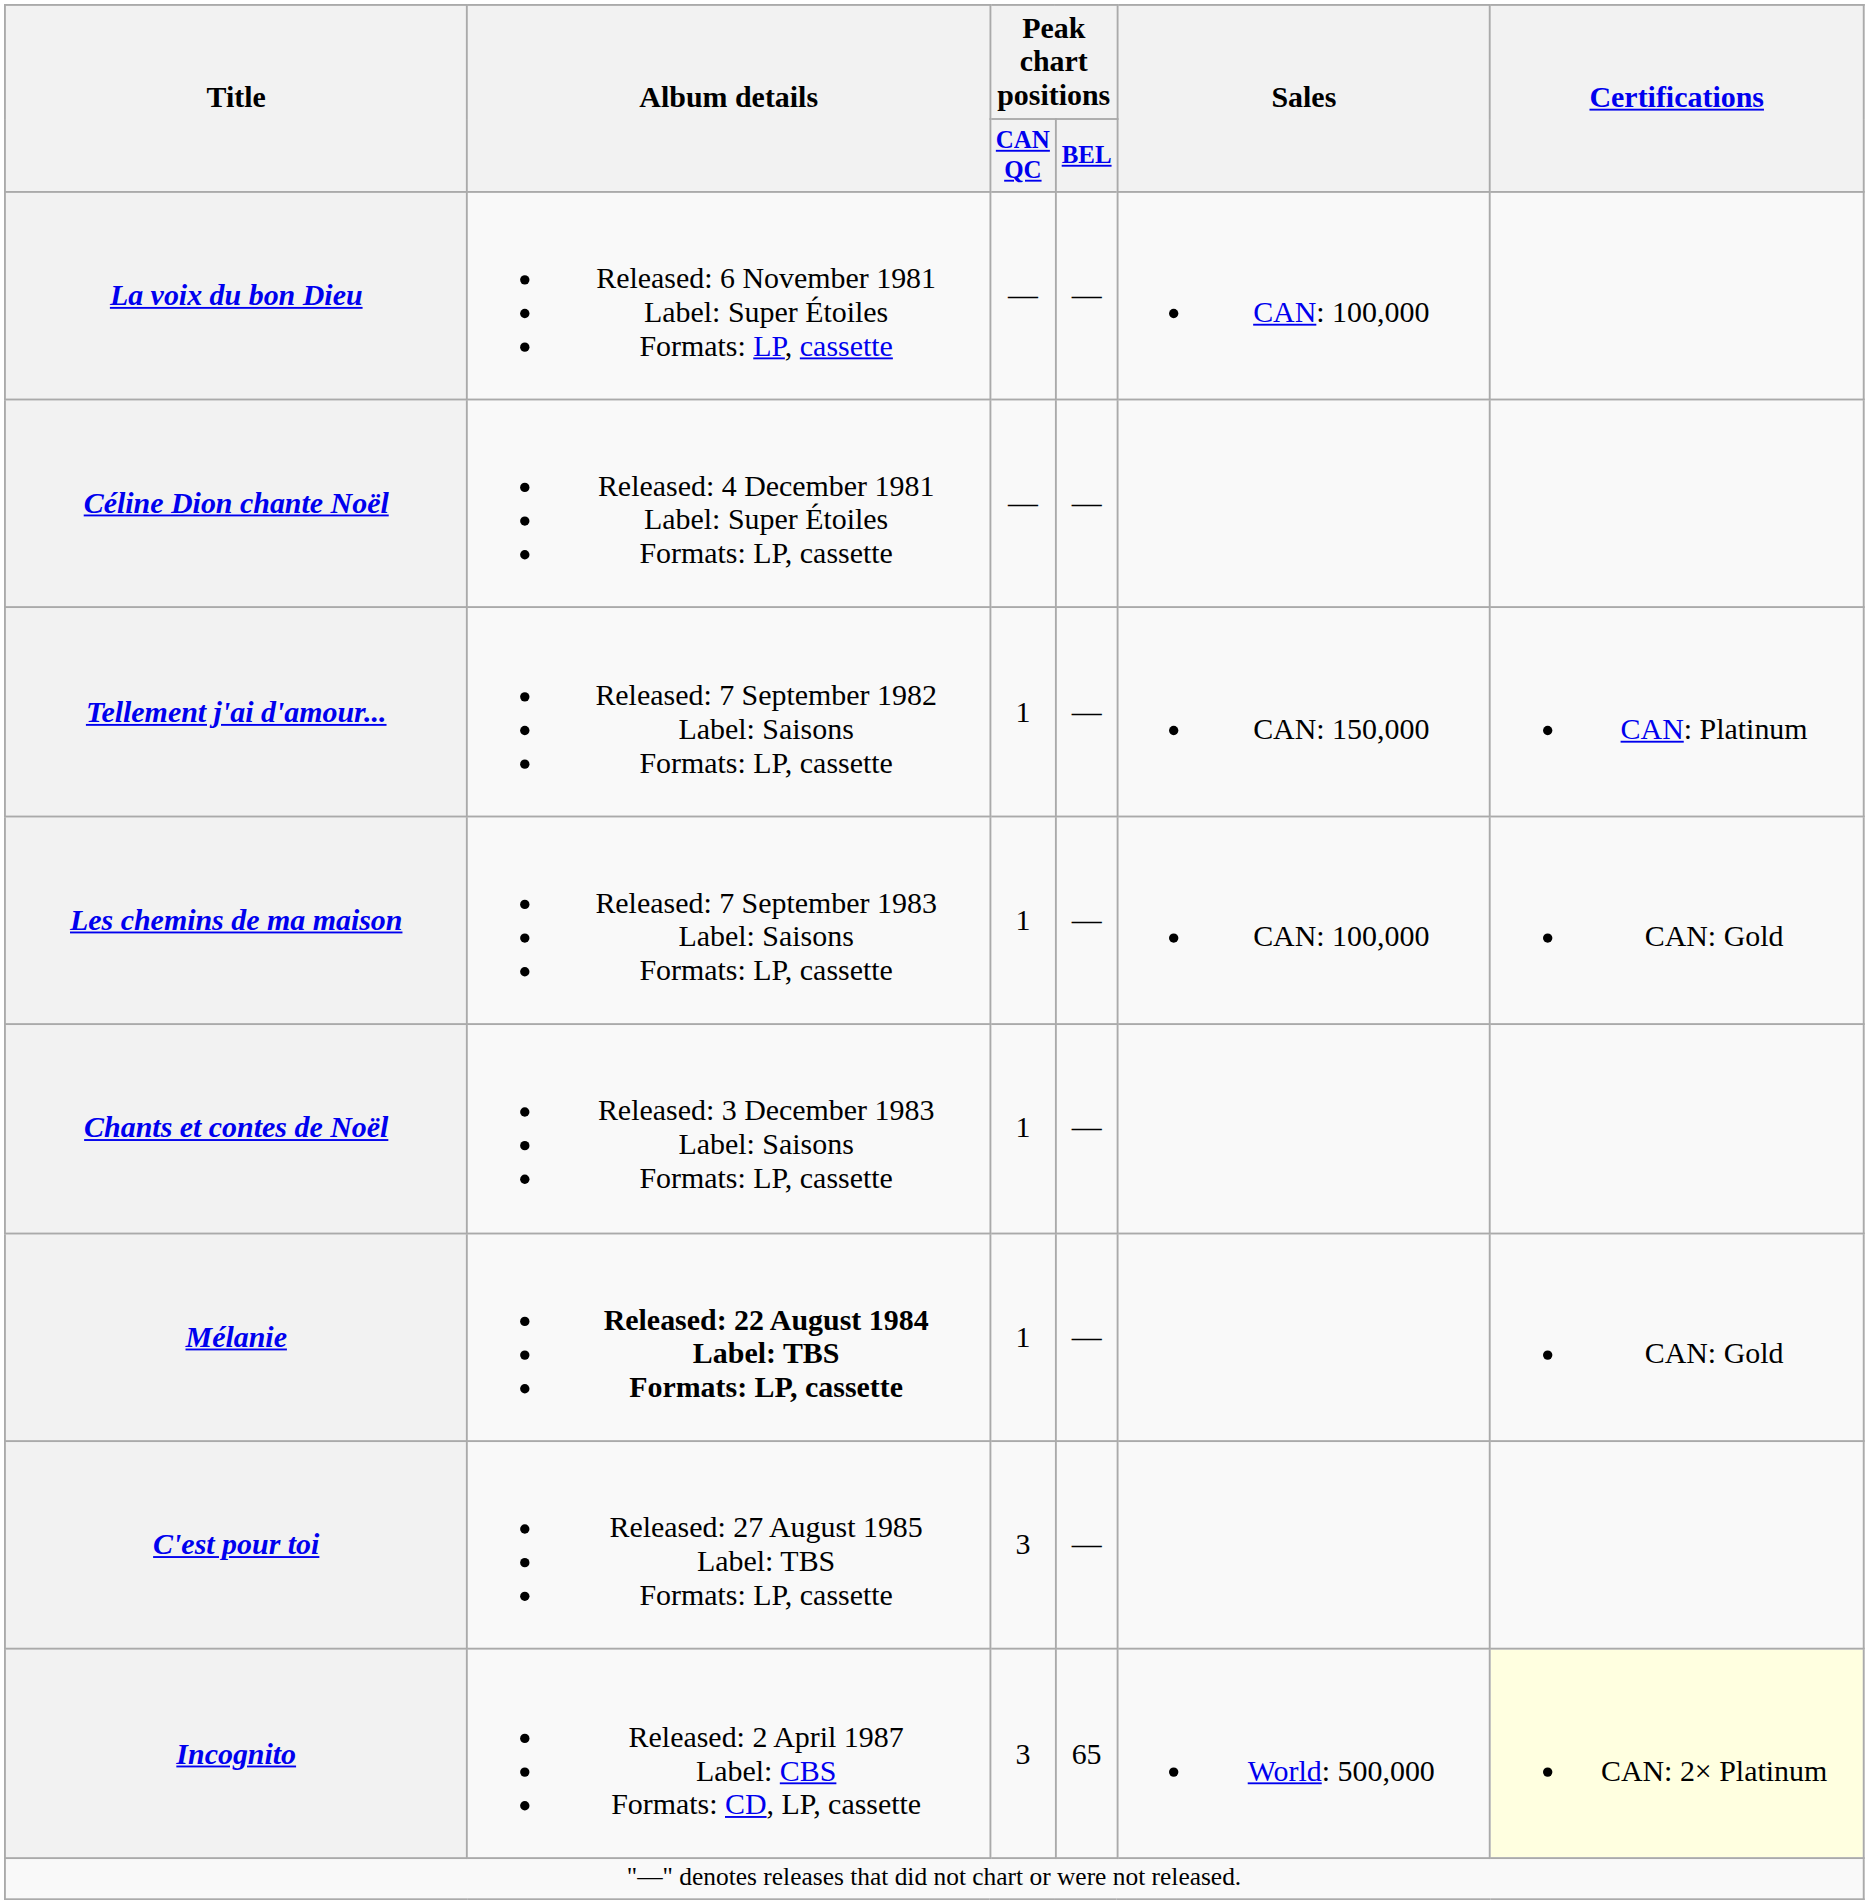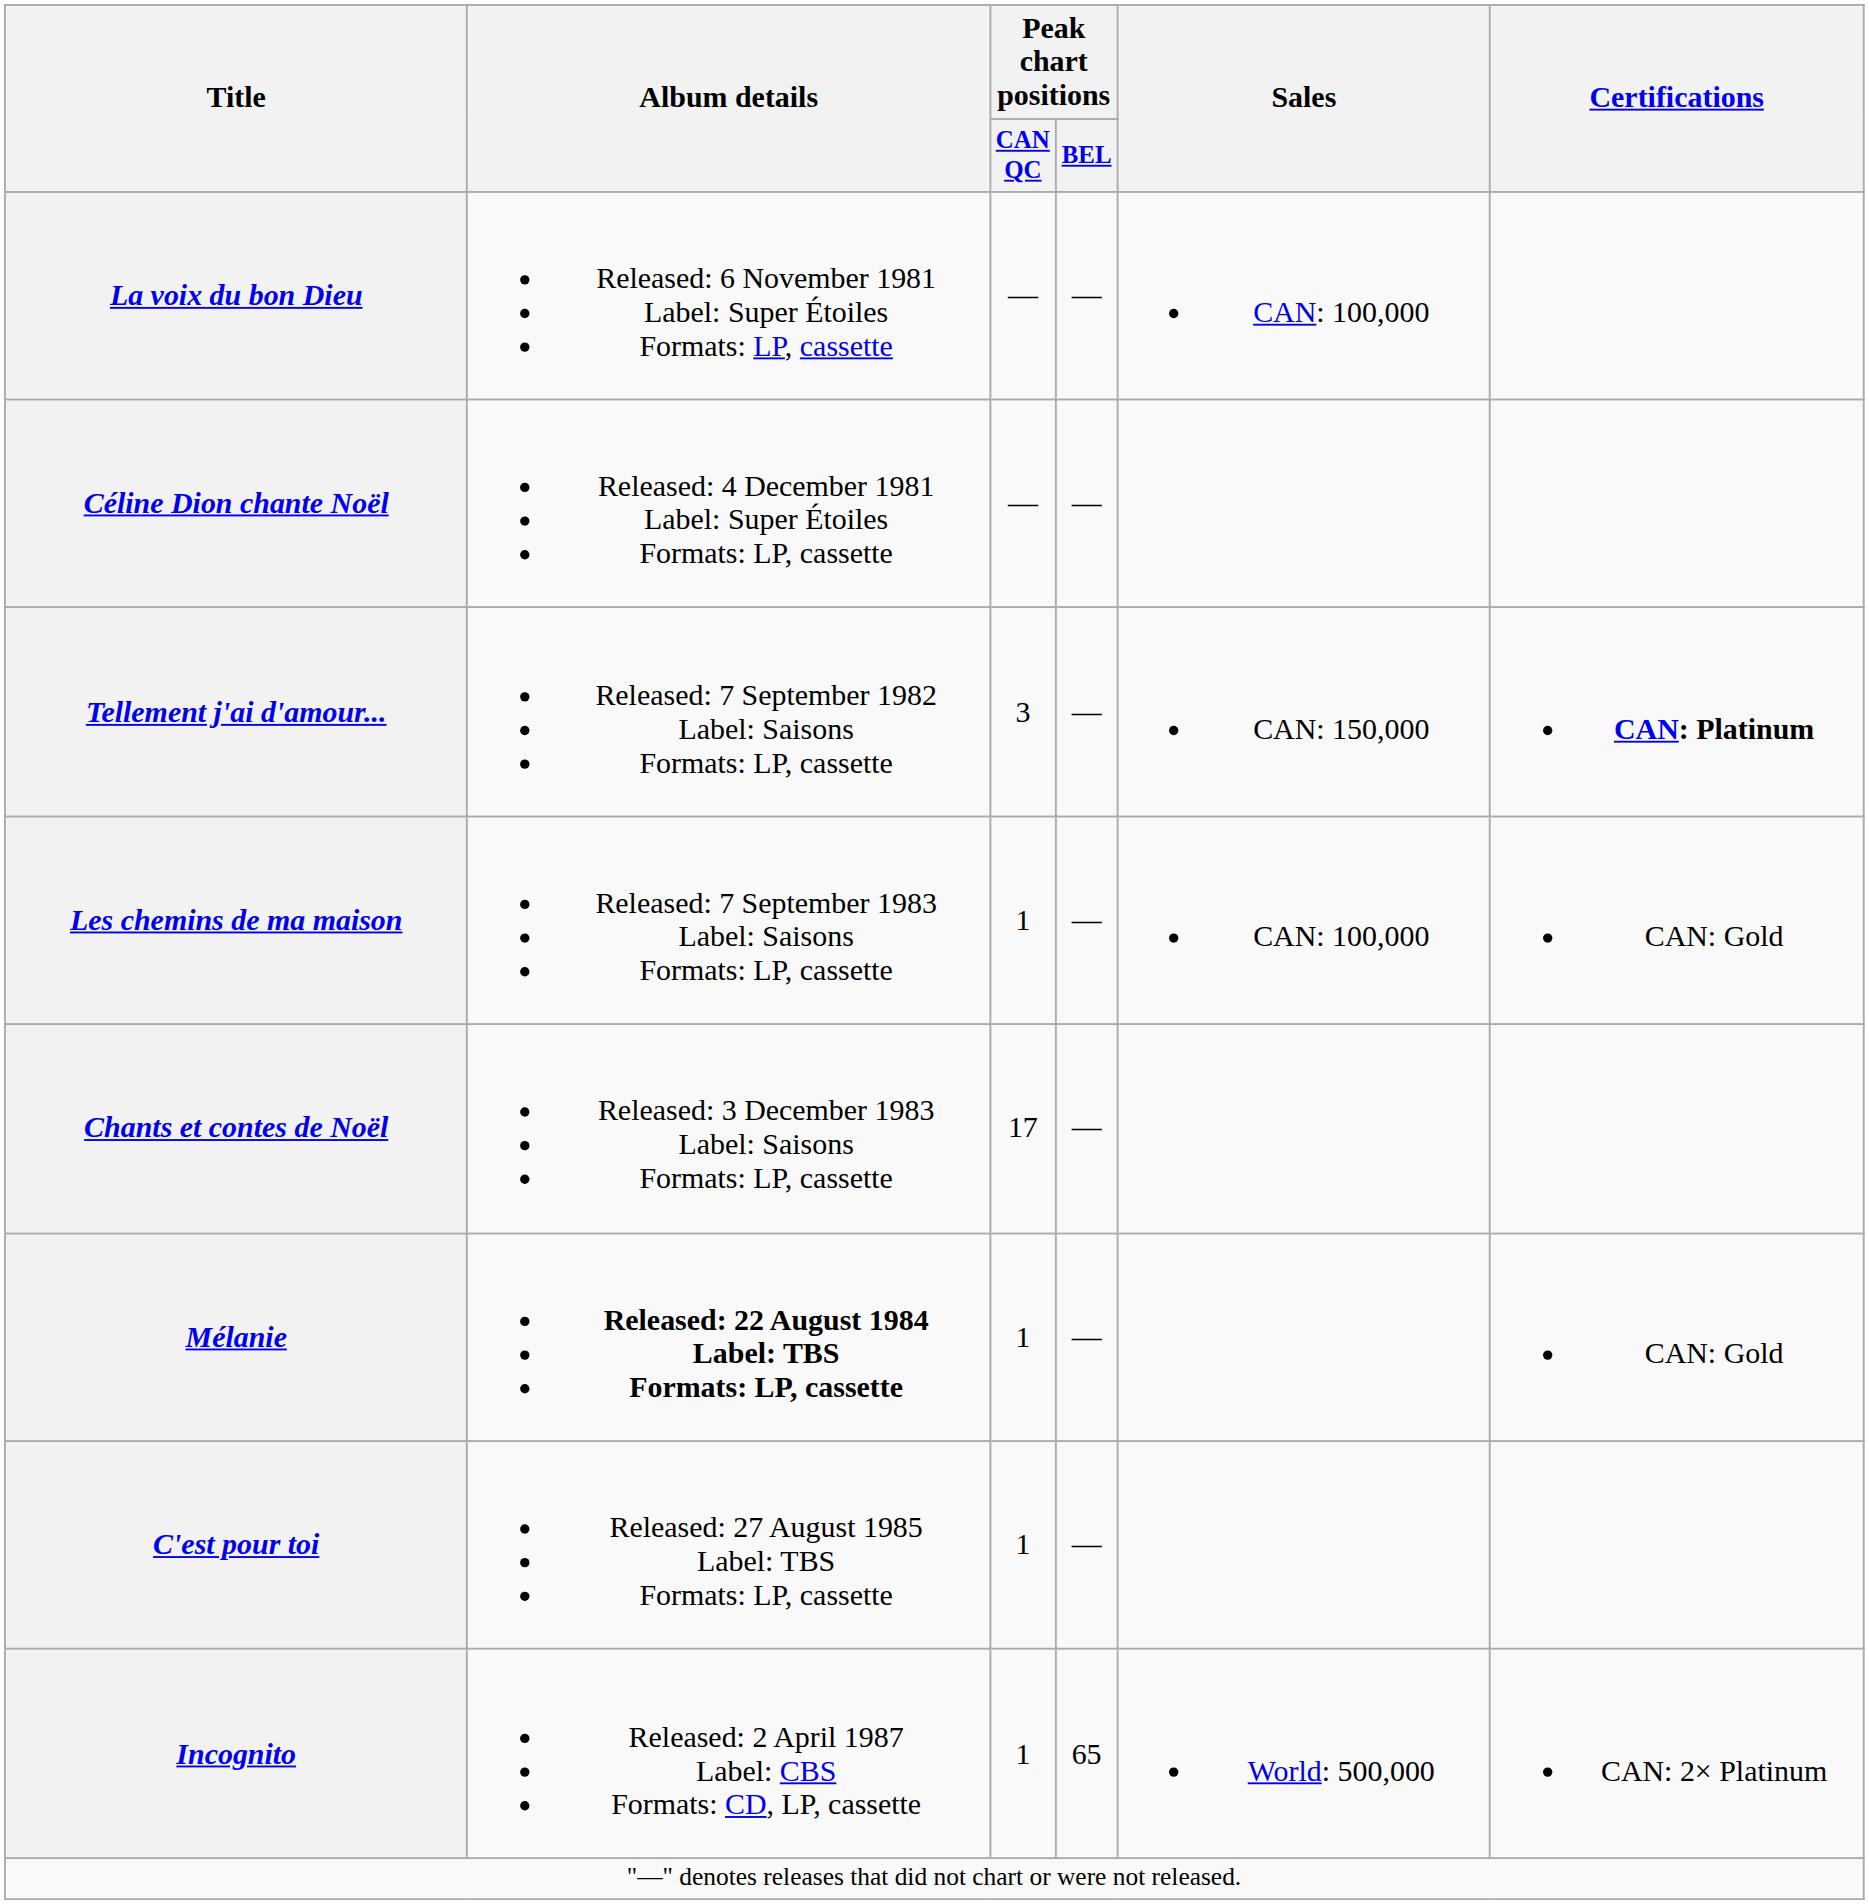(1023, 711) 1 -> (1023, 711) 3
(1677, 729) normal -> (1677, 729) bold
(1023, 1128) 1 -> (1023, 1128) 17
(1023, 1544) 3 -> (1023, 1544) 1
(1023, 1752) 3 -> (1023, 1752) 1
(1677, 1770) lightyellow background -> (1677, 1770) no background
